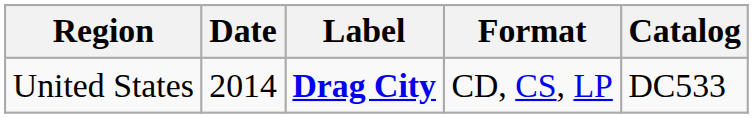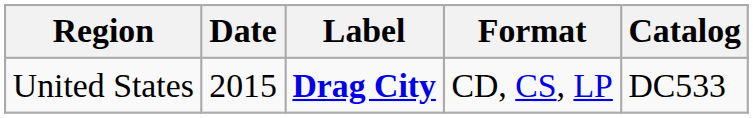(243, 84) 2014 -> (243, 84) 2015
